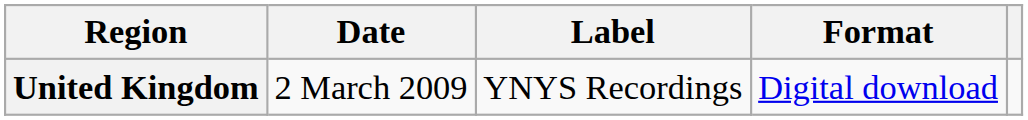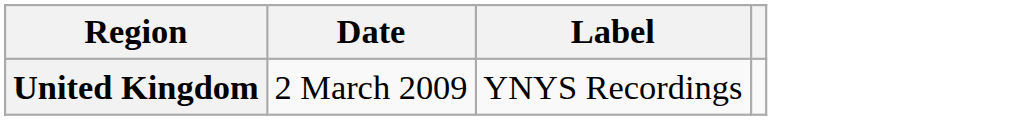- column: (878, 31)
